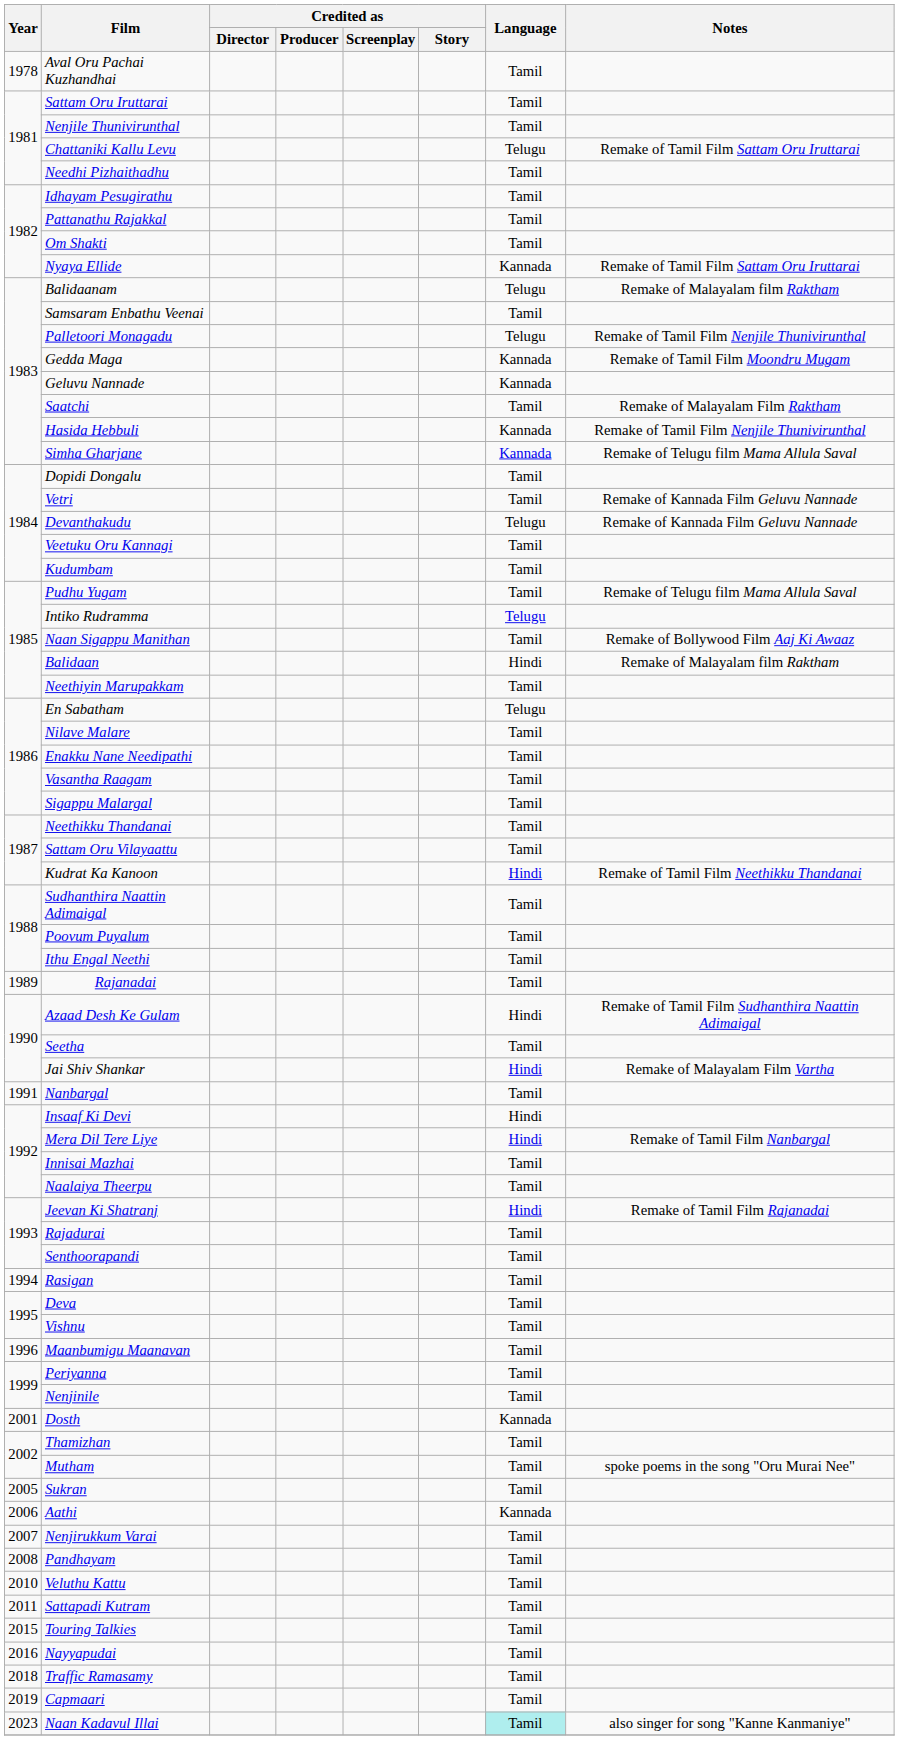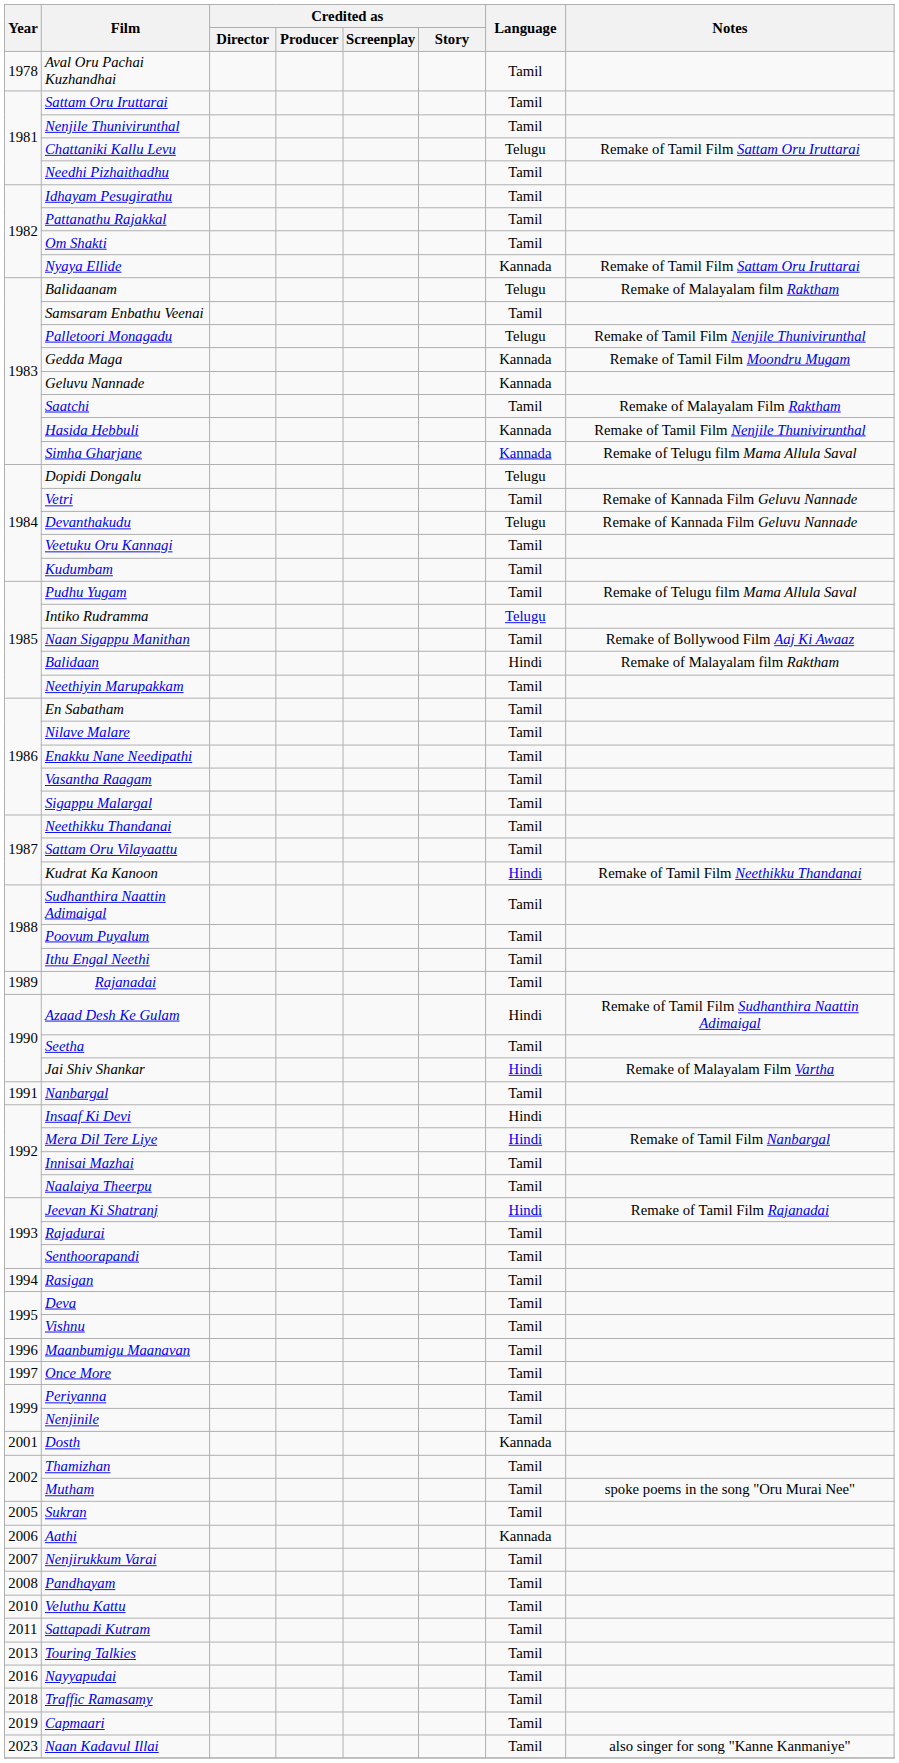(525, 476) Tamil -> (525, 476) Telugu
(525, 709) Telugu -> (525, 709) Tamil
+ row: (78, 1373)
(23, 1629) 2015 -> (23, 1653) 2013
(525, 1723) paleturquoise background -> (525, 1746) no background
